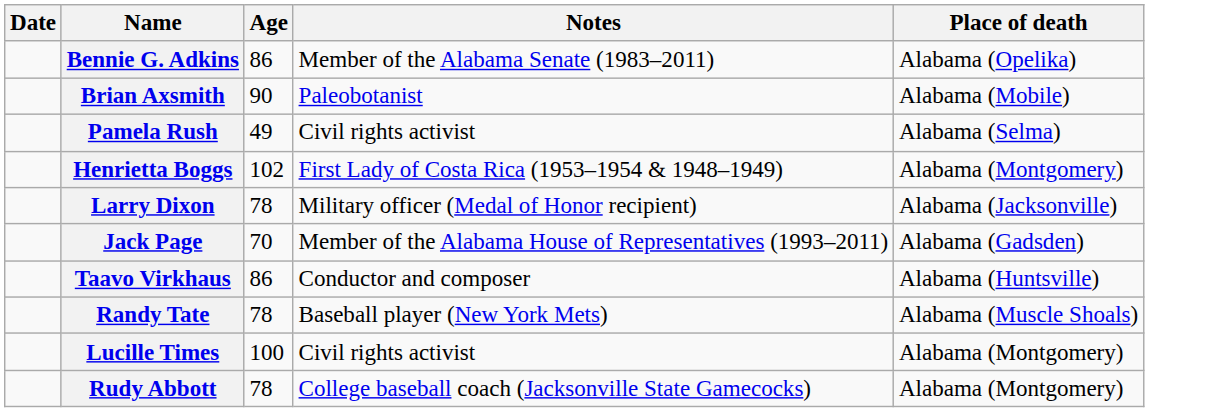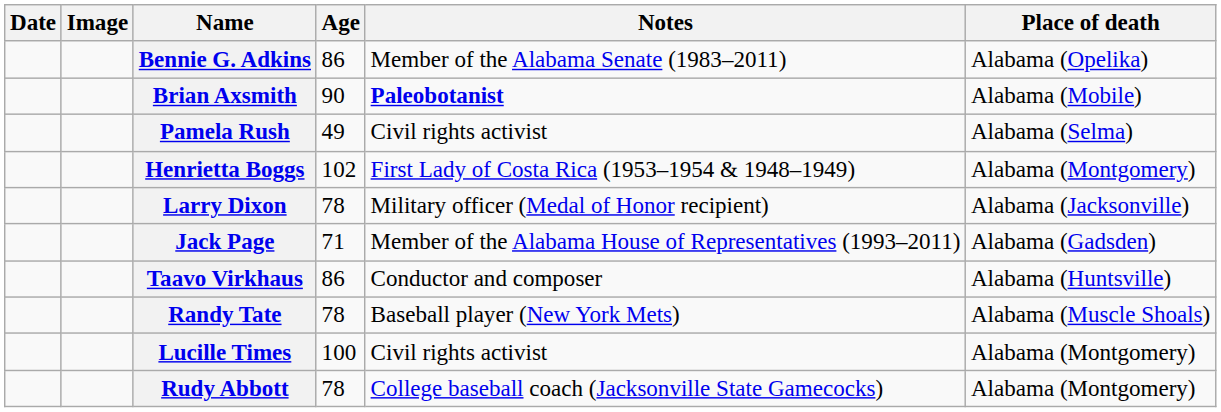+ column: (97, 22)
(361, 95) normal -> (437, 95) bold
(261, 242) 70 -> (333, 242) 71
